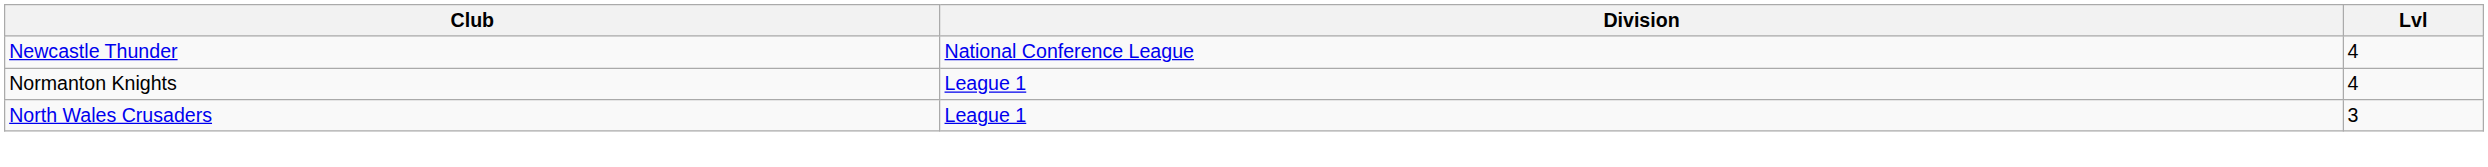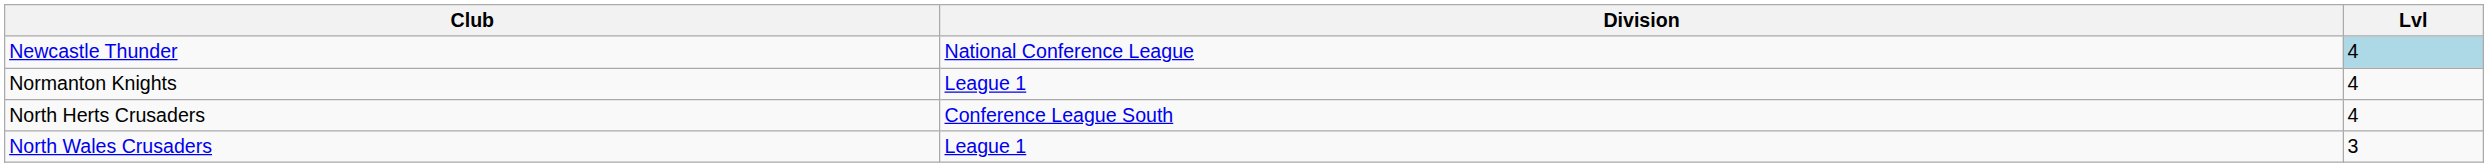(2353, 51) no background -> (2353, 51) lightblue background
+ row: (107, 114)
